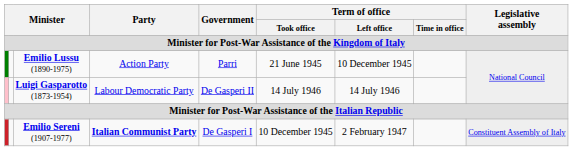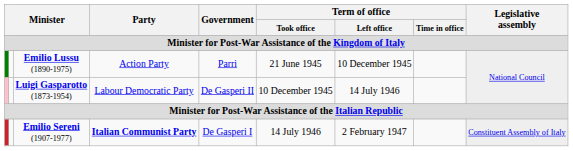(296, 90) 14 July 1946 -> (296, 90) 10 December 1945
(296, 132) 10 December 1945 -> (296, 132) 14 July 1946
